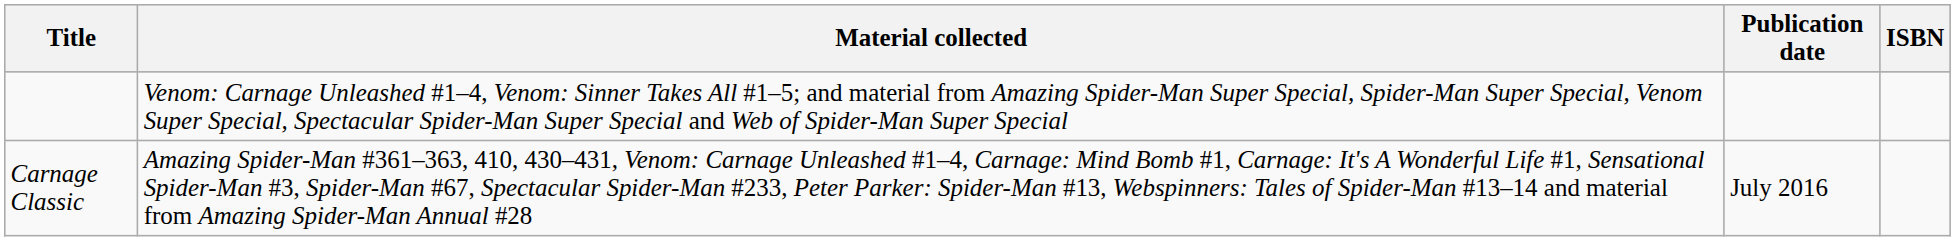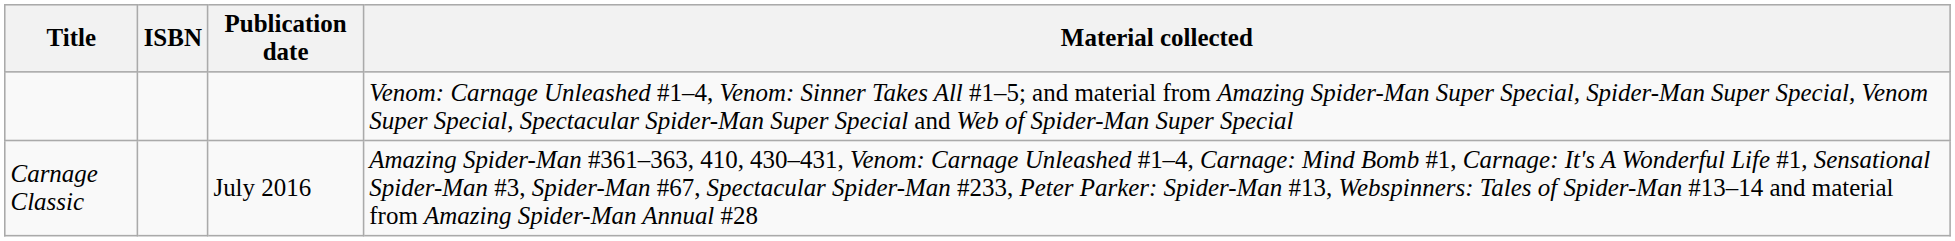columns swapped: (931, 38) <-> (1915, 38)
